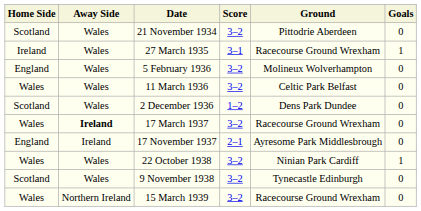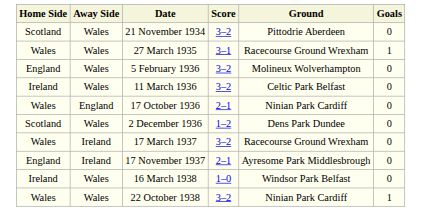(32, 50) Ireland -> (43, 50) Wales
(32, 87) Wales -> (43, 87) Ireland
+ row: (165, 105)
(96, 123) bold -> (96, 142) normal
+ row: (165, 178)
- row: (177, 178)
- row: (177, 197)
